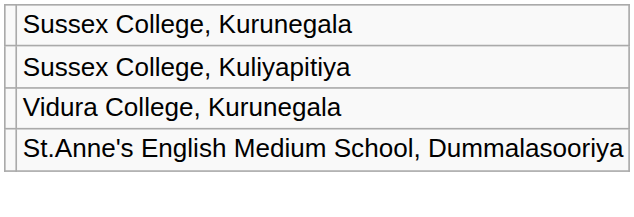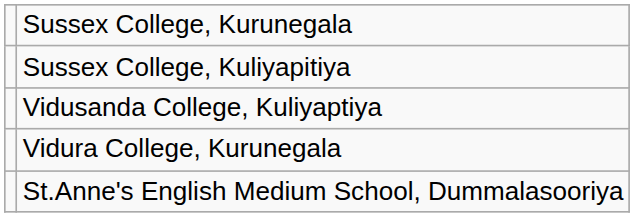+ row: (202, 107)
